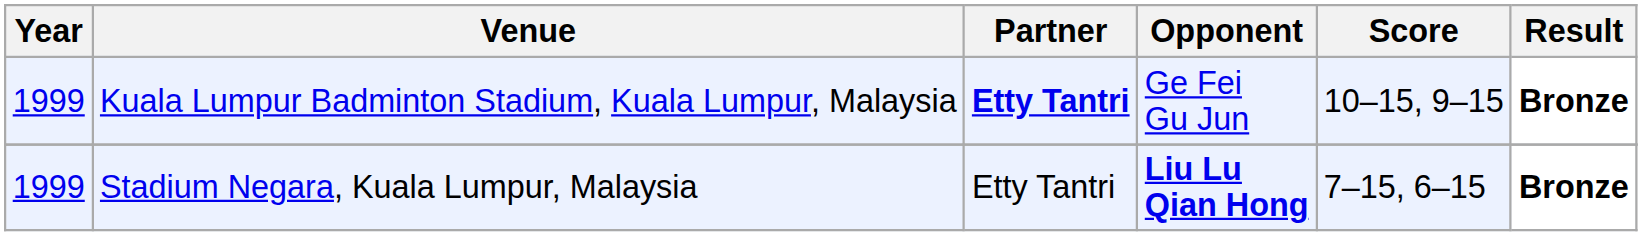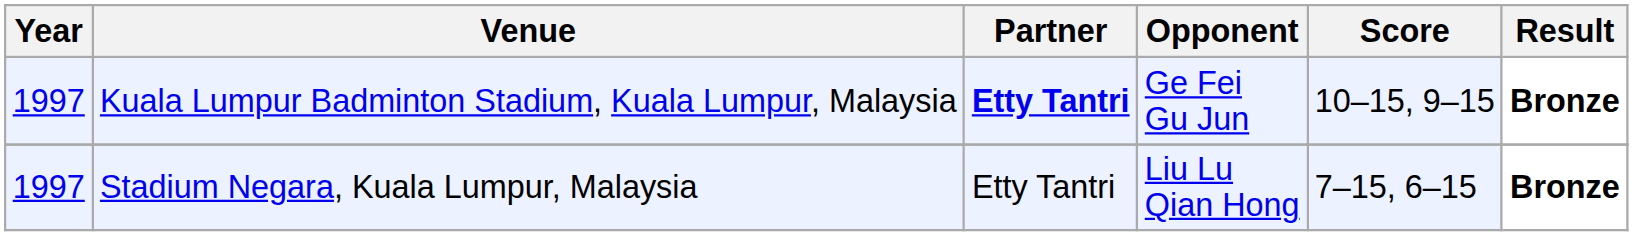(49, 100) 1999 -> (49, 100) 1997
(49, 187) 1999 -> (49, 187) 1997
(1227, 187) bold -> (1222, 187) normal
